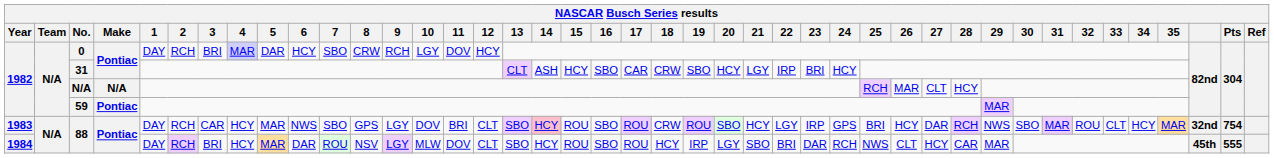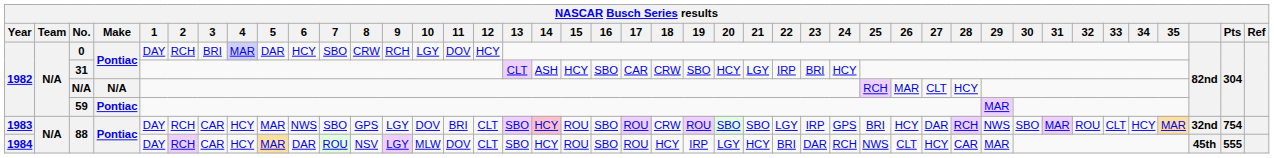(758, 125) HCY -> (758, 125) SBO
(212, 144) BRI -> (212, 144) CAR
(758, 144) SBO -> (758, 144) HCY
